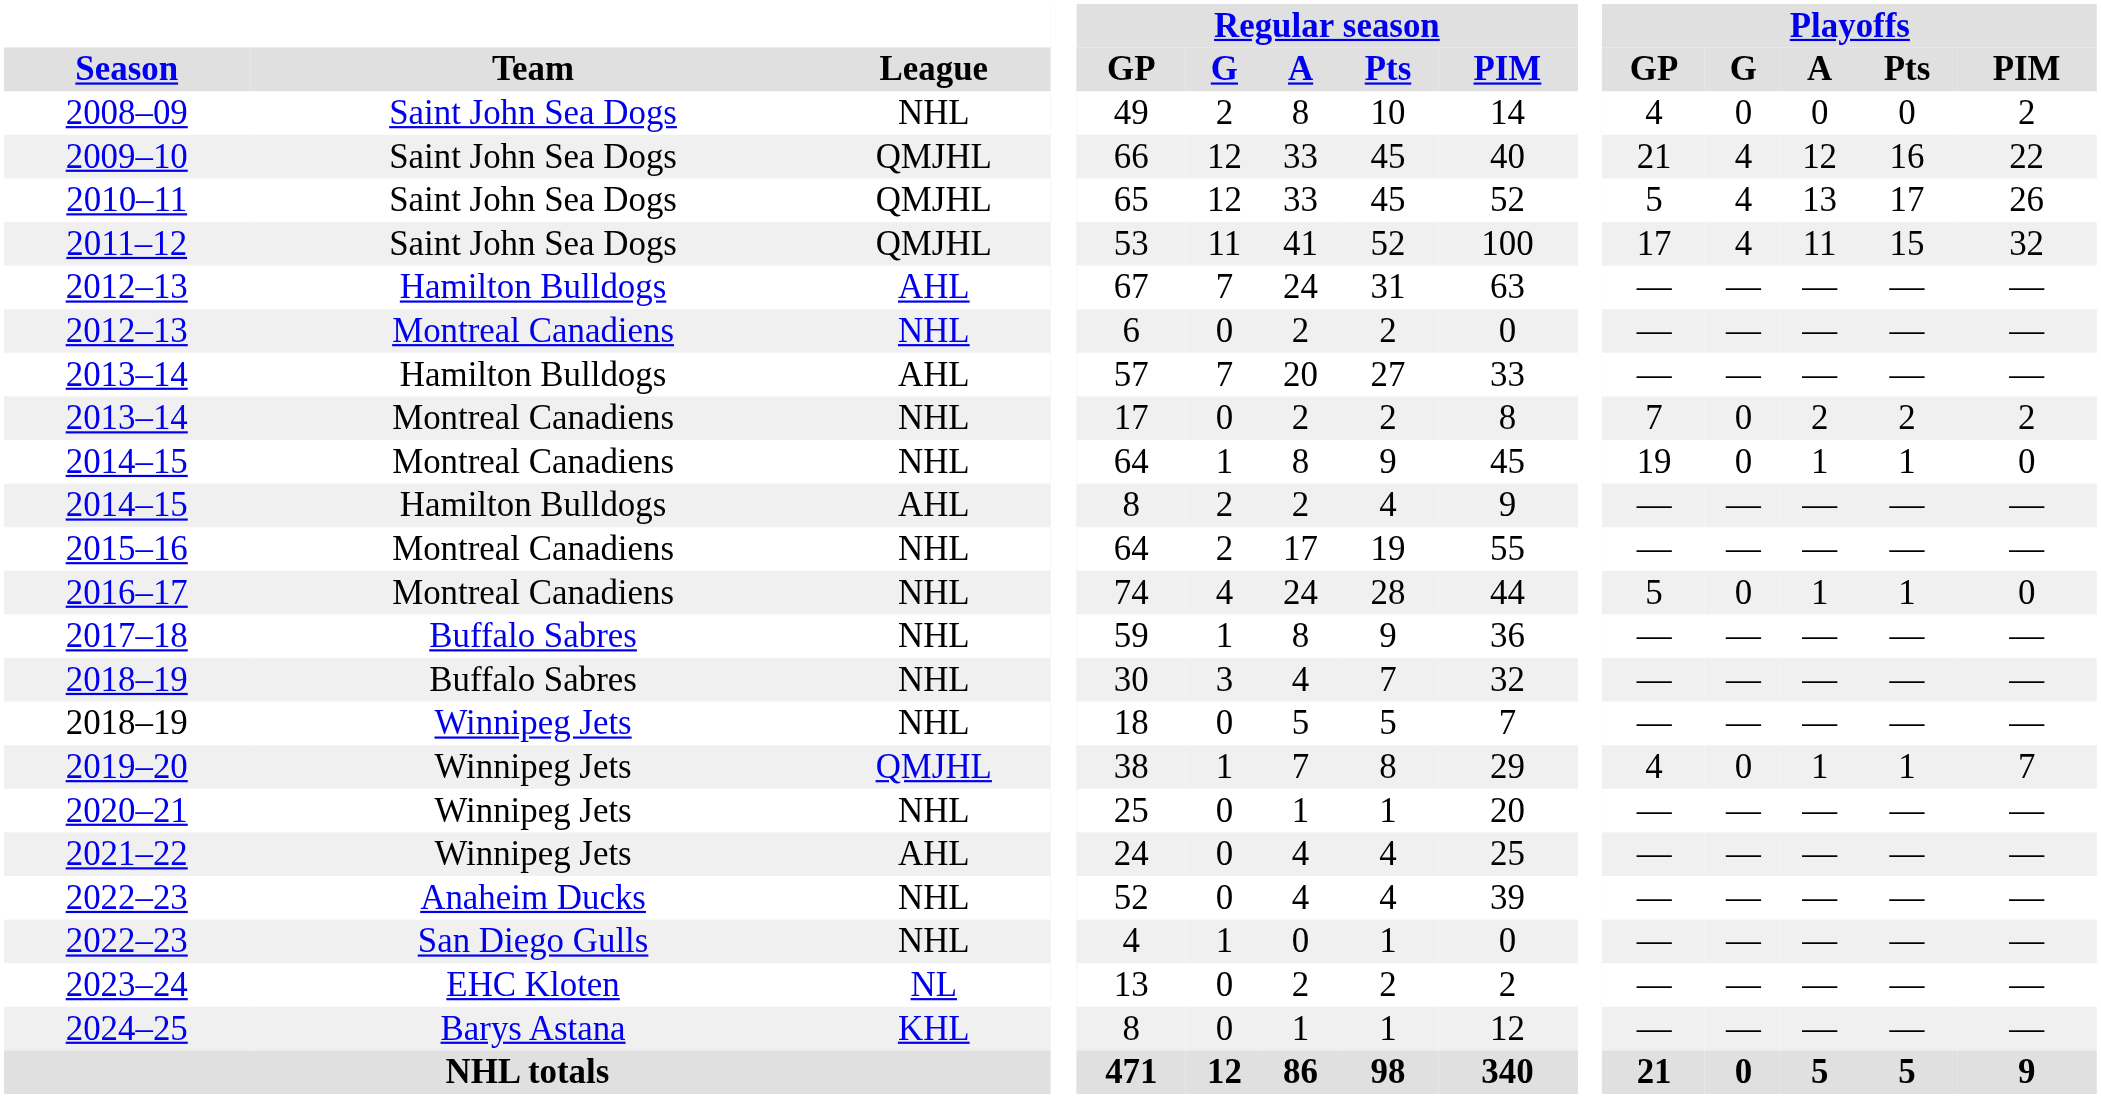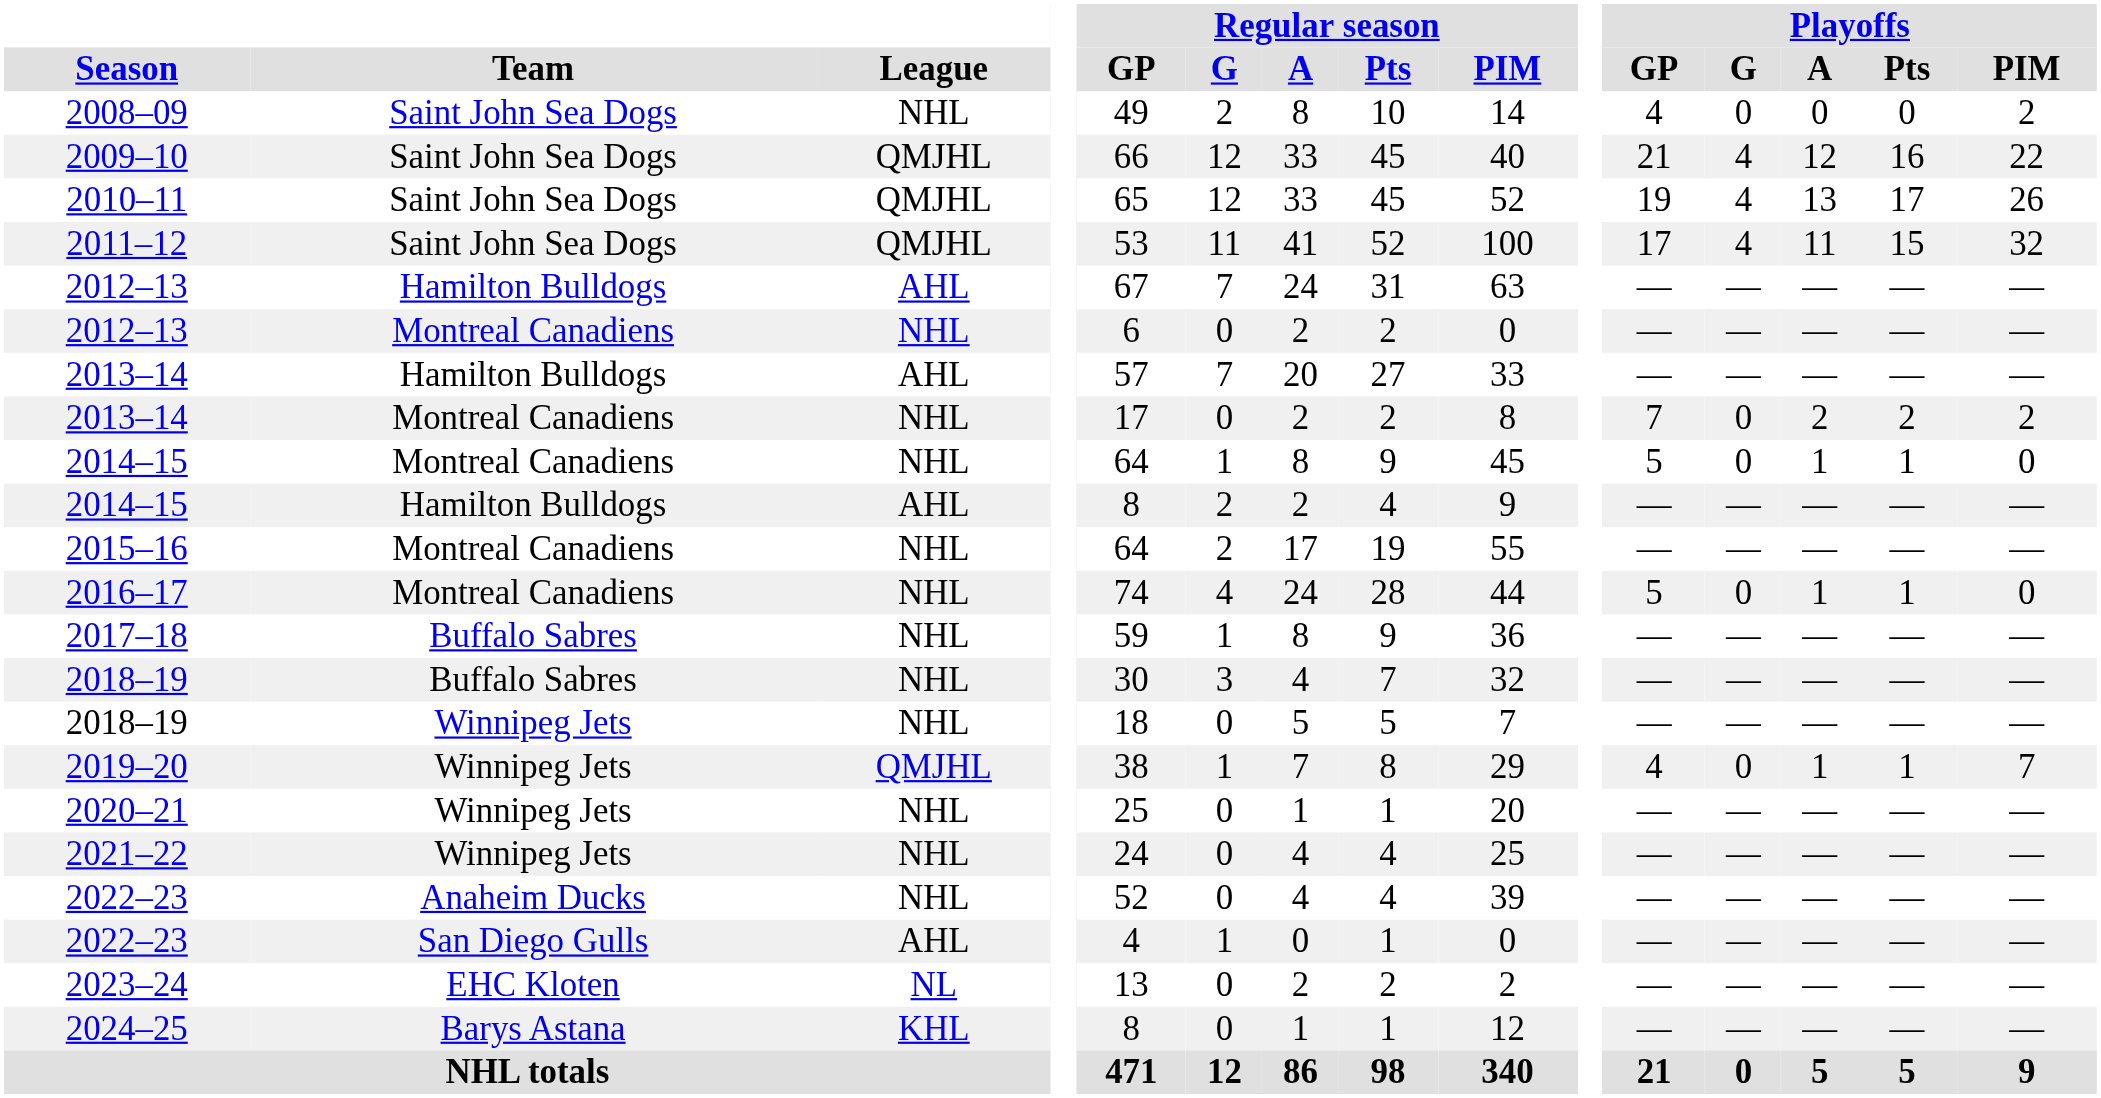(1654, 199) 5 -> (1654, 199) 19
(1654, 461) 19 -> (1654, 461) 5
(934, 853) AHL -> (934, 853) NHL
(934, 940) NHL -> (934, 940) AHL
